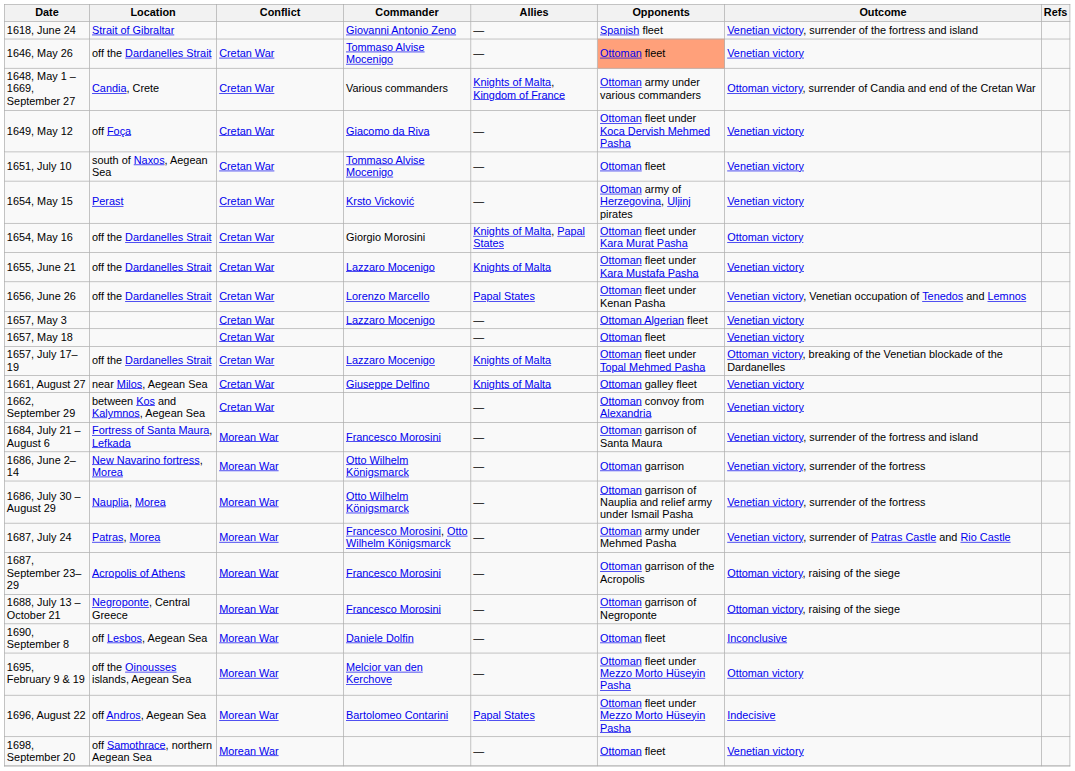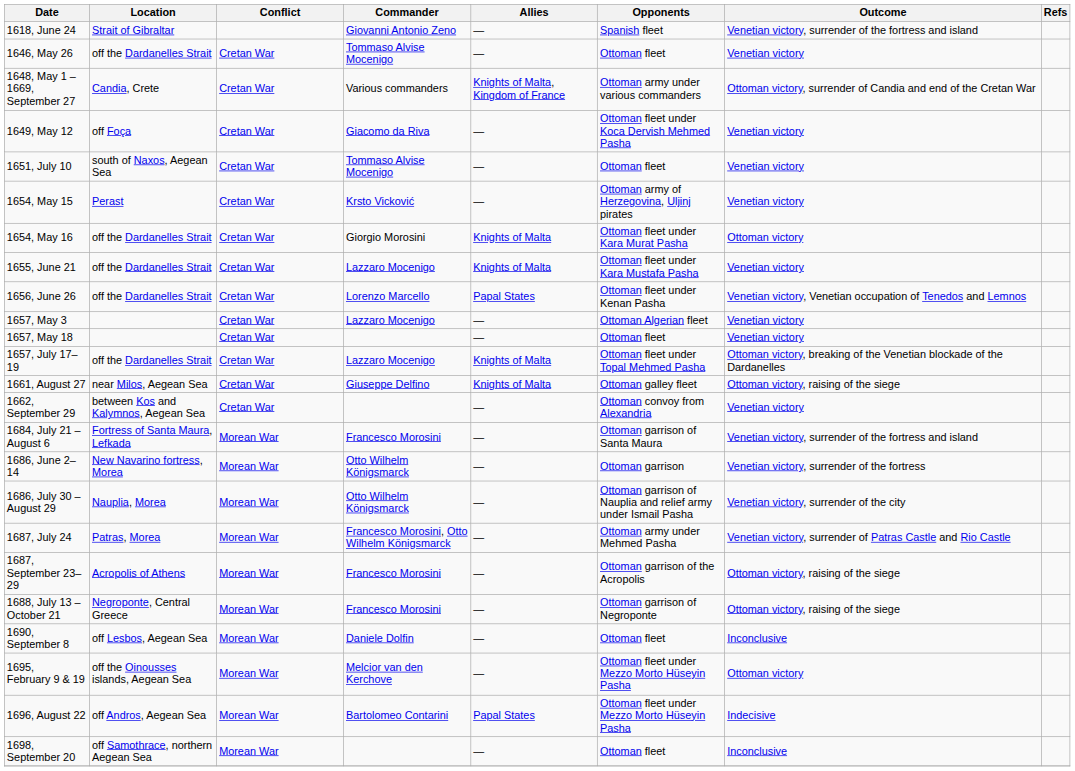(633, 53) lightsalmon background -> (633, 53) no background
(529, 237) Knights of Malta, Papal States -> (512, 237) Knights of Malta
(766, 384) Venetian victory -> (814, 384) Ottoman victory, raising of the siege
(826, 502) Venetian victory, surrender of the fortress -> (816, 502) Venetian victory, surrender of the city
(766, 751) Venetian victory -> (757, 751) Inconclusive
